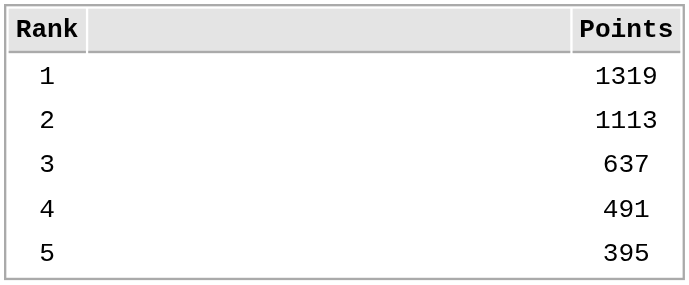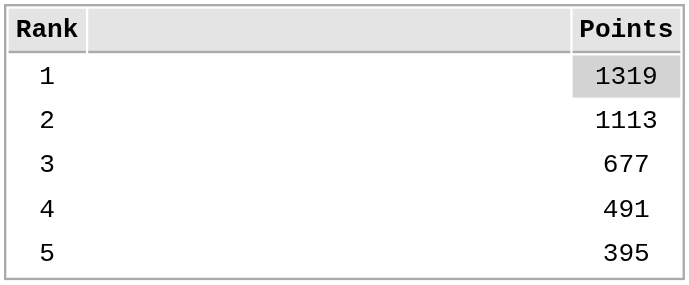(626, 77) no background -> (626, 77) lightgrey background
(626, 165) 637 -> (626, 165) 677
